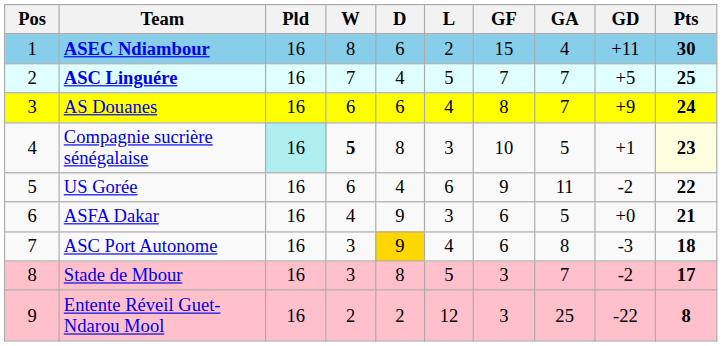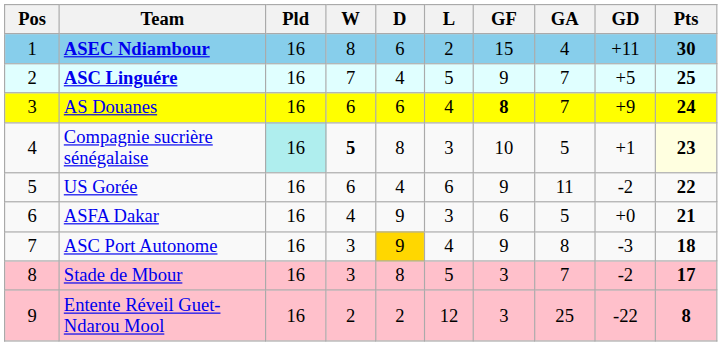(504, 78) 7 -> (504, 78) 9
(504, 107) normal -> (504, 107) bold
(504, 246) 6 -> (504, 246) 9
